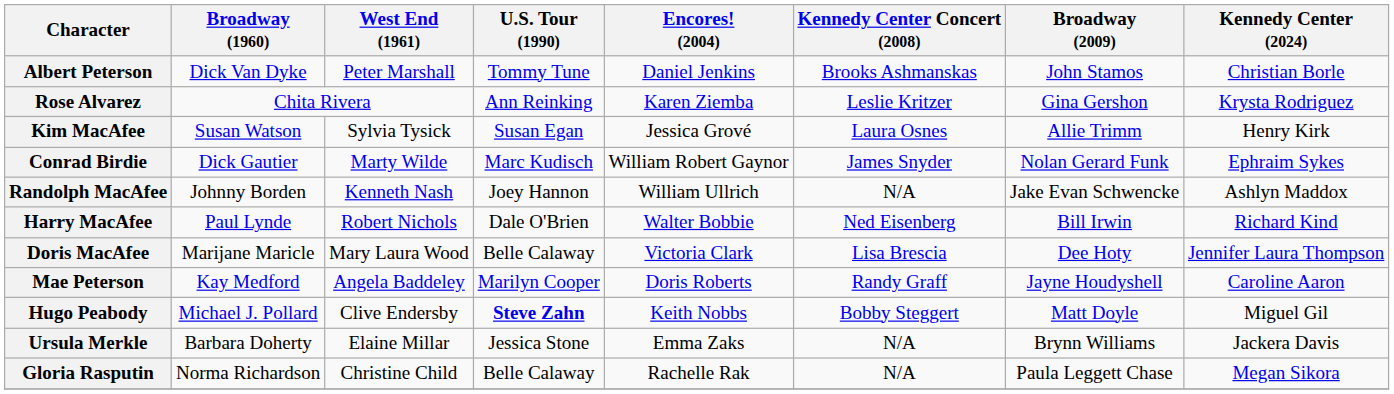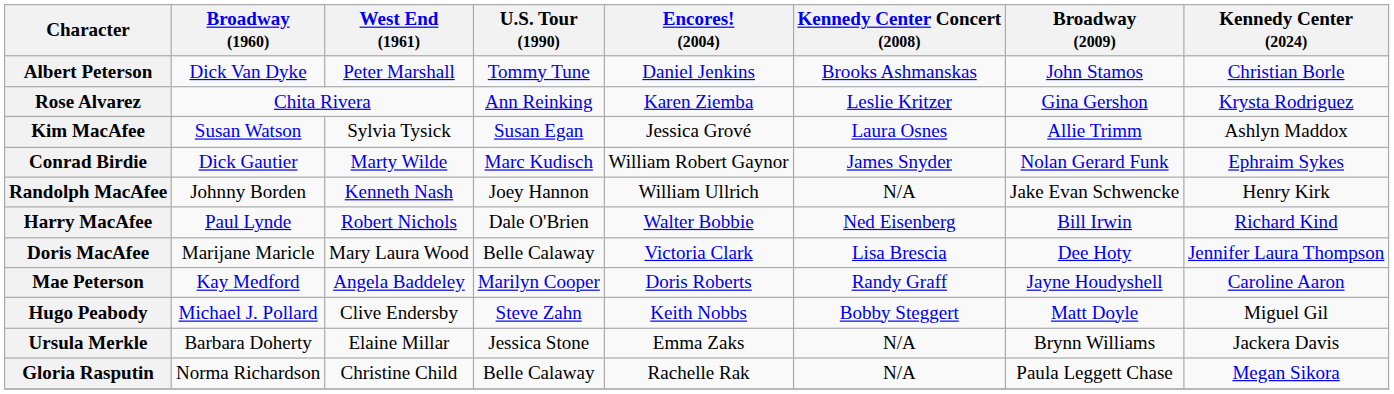(1286, 131) Henry Kirk -> (1286, 131) Ashlyn Maddox
(1286, 191) Ashlyn Maddox -> (1286, 191) Henry Kirk
(539, 312) bold -> (539, 312) normal
